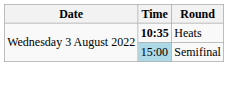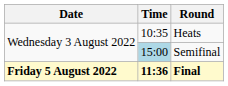(155, 33) bold -> (154, 33) normal
+ row: (187, 71)
